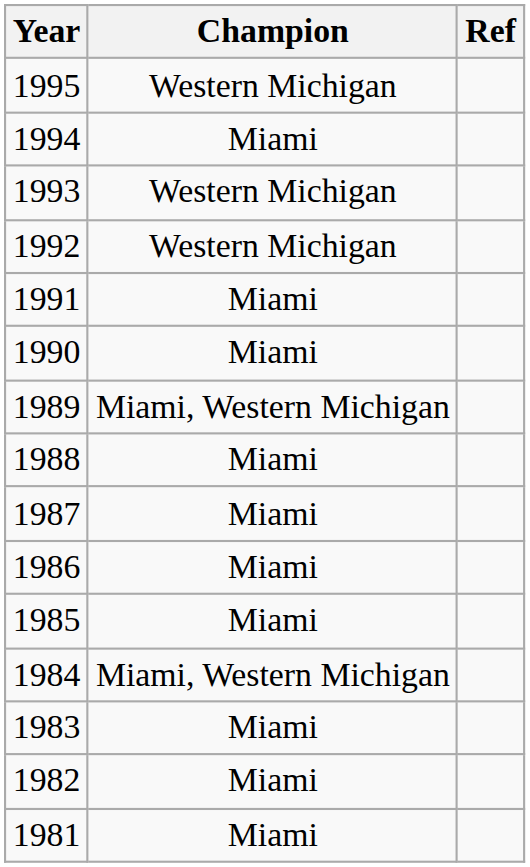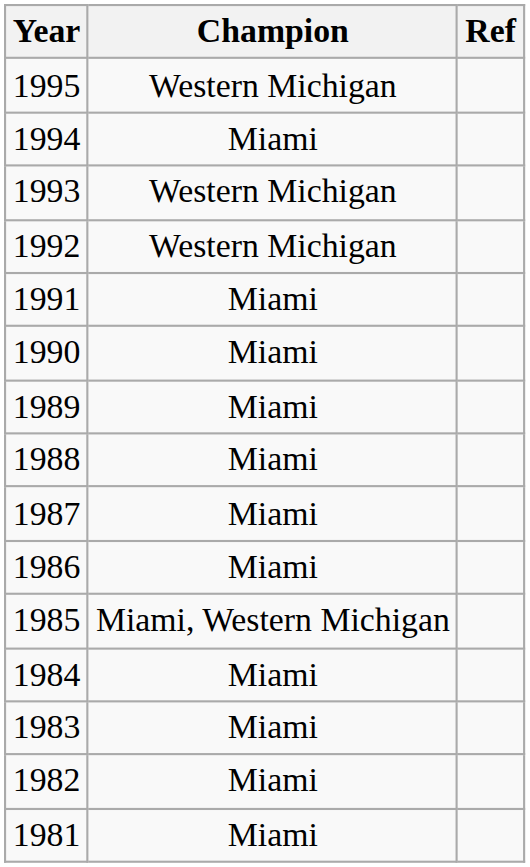(273, 406) Miami, Western Michigan -> (273, 406) Miami
(273, 620) Miami -> (273, 620) Miami, Western Michigan
(273, 673) Miami, Western Michigan -> (273, 673) Miami
